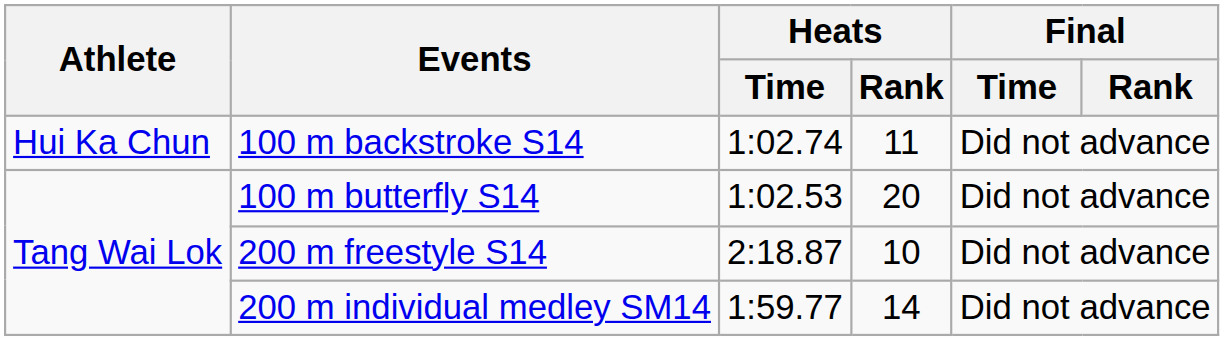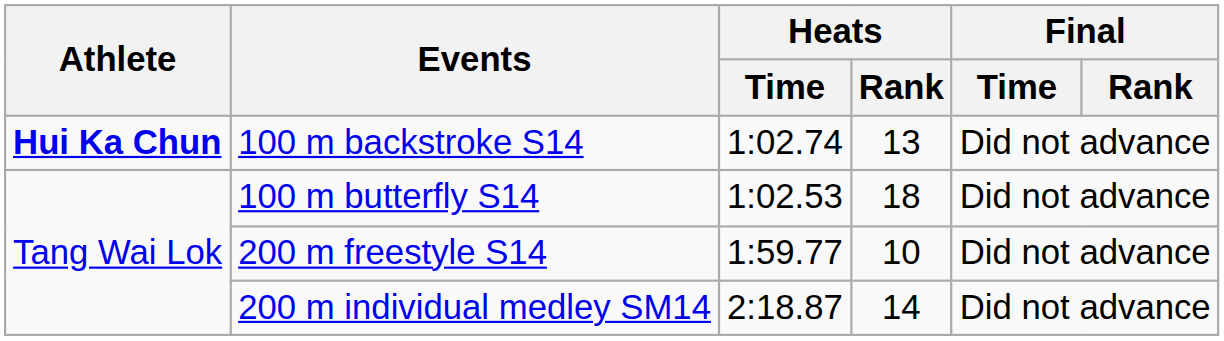(112, 142) normal -> (117, 142) bold
(901, 142) 11 -> (901, 142) 13
(901, 197) 20 -> (901, 197) 18
(785, 252) 2:18.87 -> (785, 252) 1:59.77
(785, 307) 1:59.77 -> (785, 307) 2:18.87
